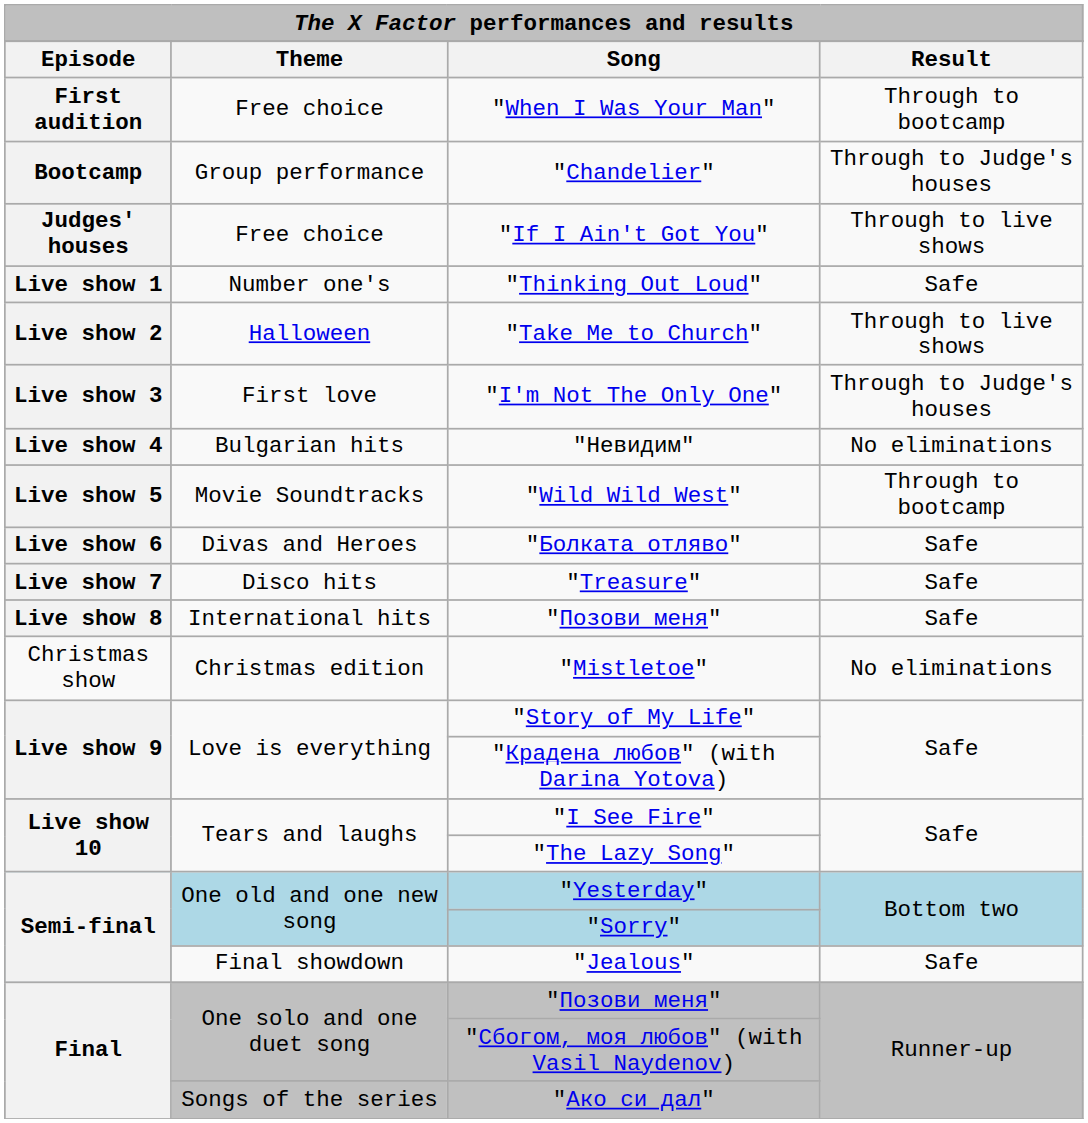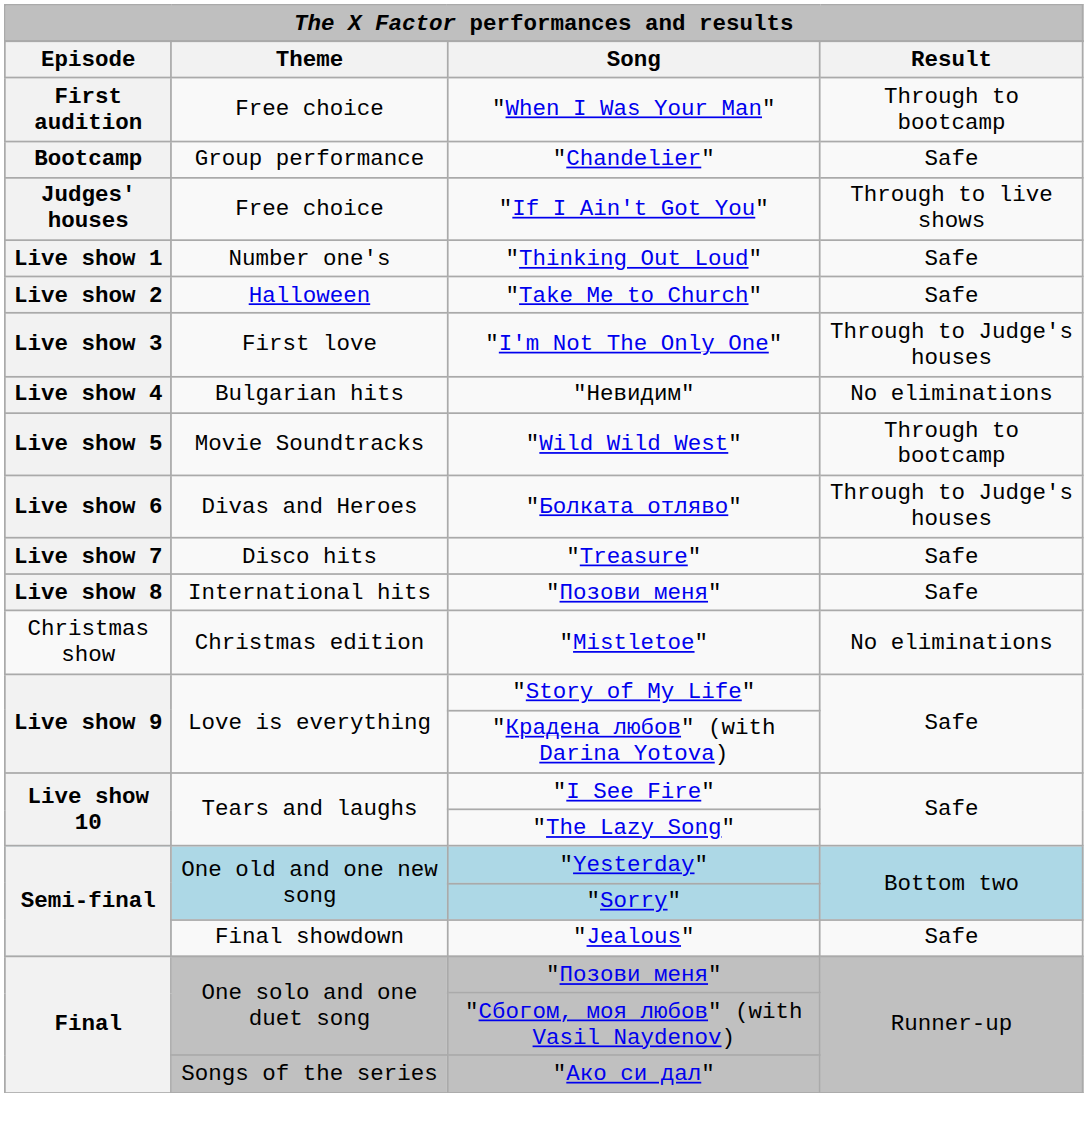(951, 172) Through to Judge's houses -> (951, 159) Safe
(951, 334) Through to live shows -> (951, 295) Safe
(951, 545) Safe -> (951, 507) Through to Judge's houses
